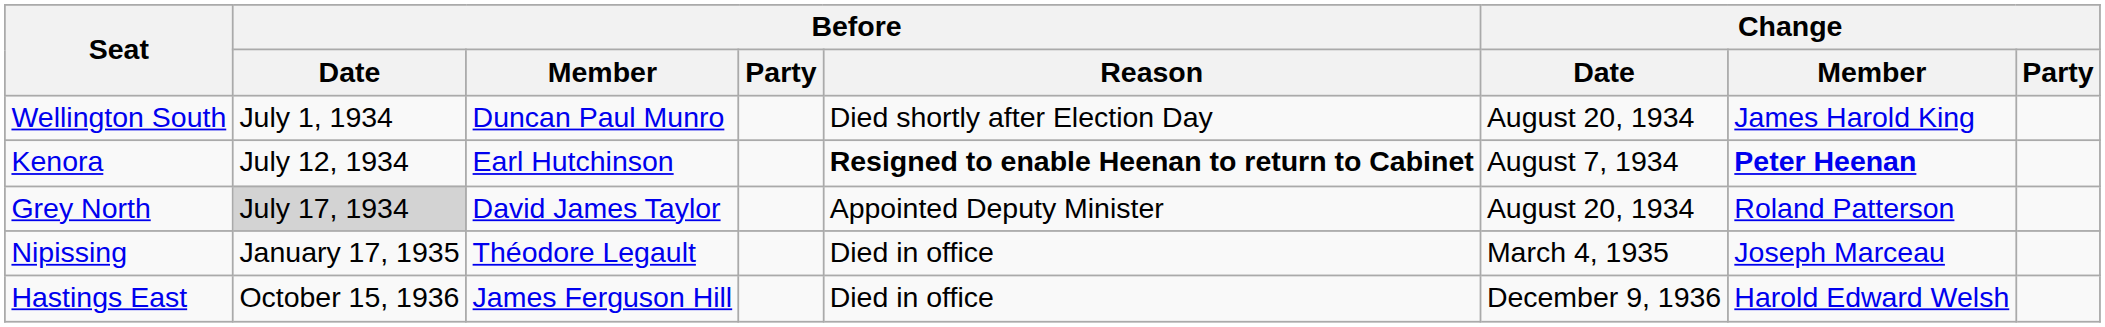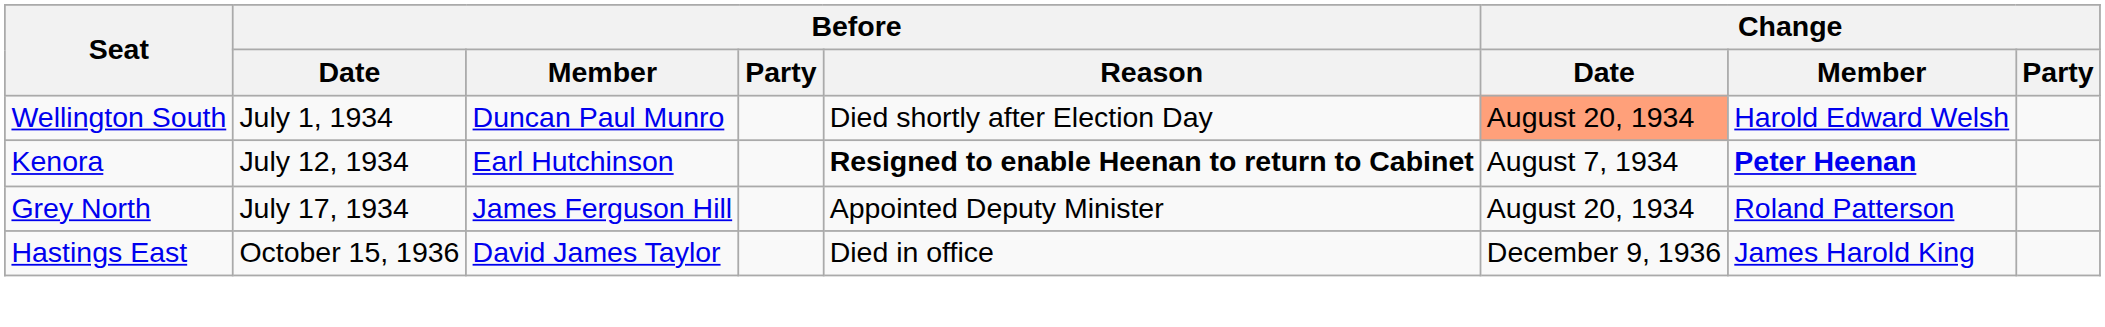(1591, 117) no background -> (1591, 117) lightsalmon background
(1855, 117) James Harold King -> (1872, 117) Harold Edward Welsh
(324, 207) lightgrey background -> (324, 207) no background
(597, 207) David James Taylor -> (602, 207) James Ferguson Hill
- row: (69, 252)
(602, 298) James Ferguson Hill -> (597, 252) David James Taylor
(1872, 298) Harold Edward Welsh -> (1855, 252) James Harold King
